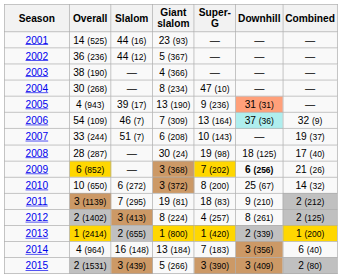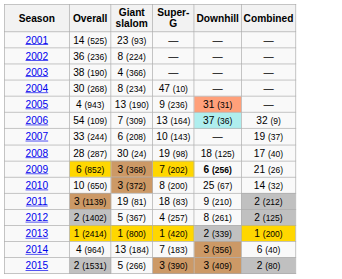- column: (132, 18)
(173, 56) 5 (367) -> (132, 56) 8 (224)
(173, 217) 8 (224) -> (132, 217) 5 (367)
